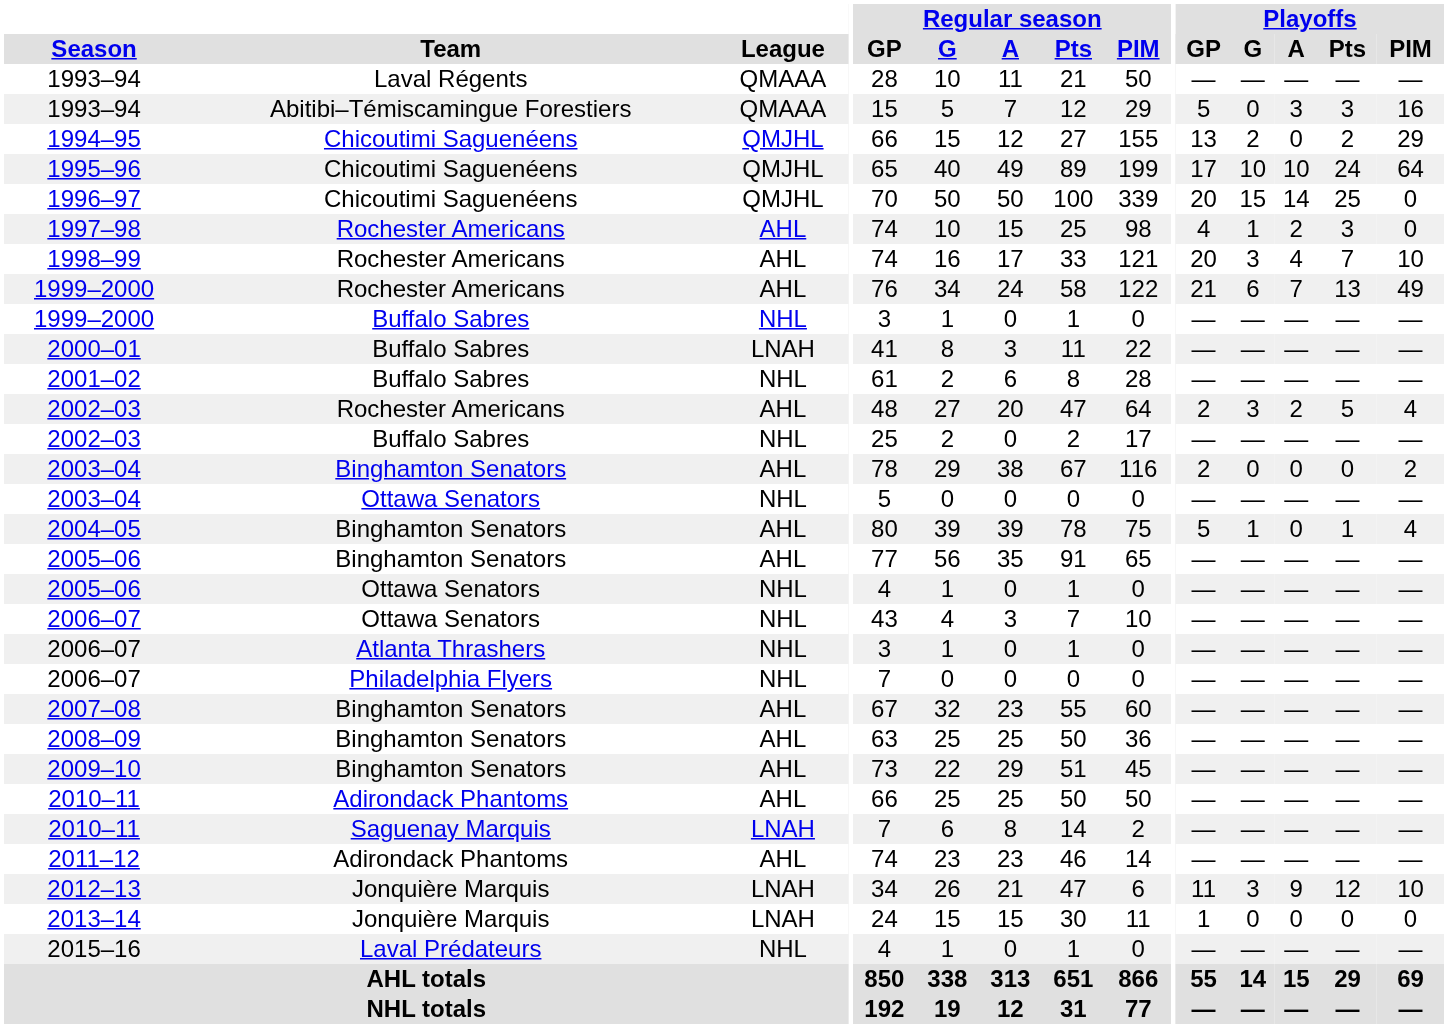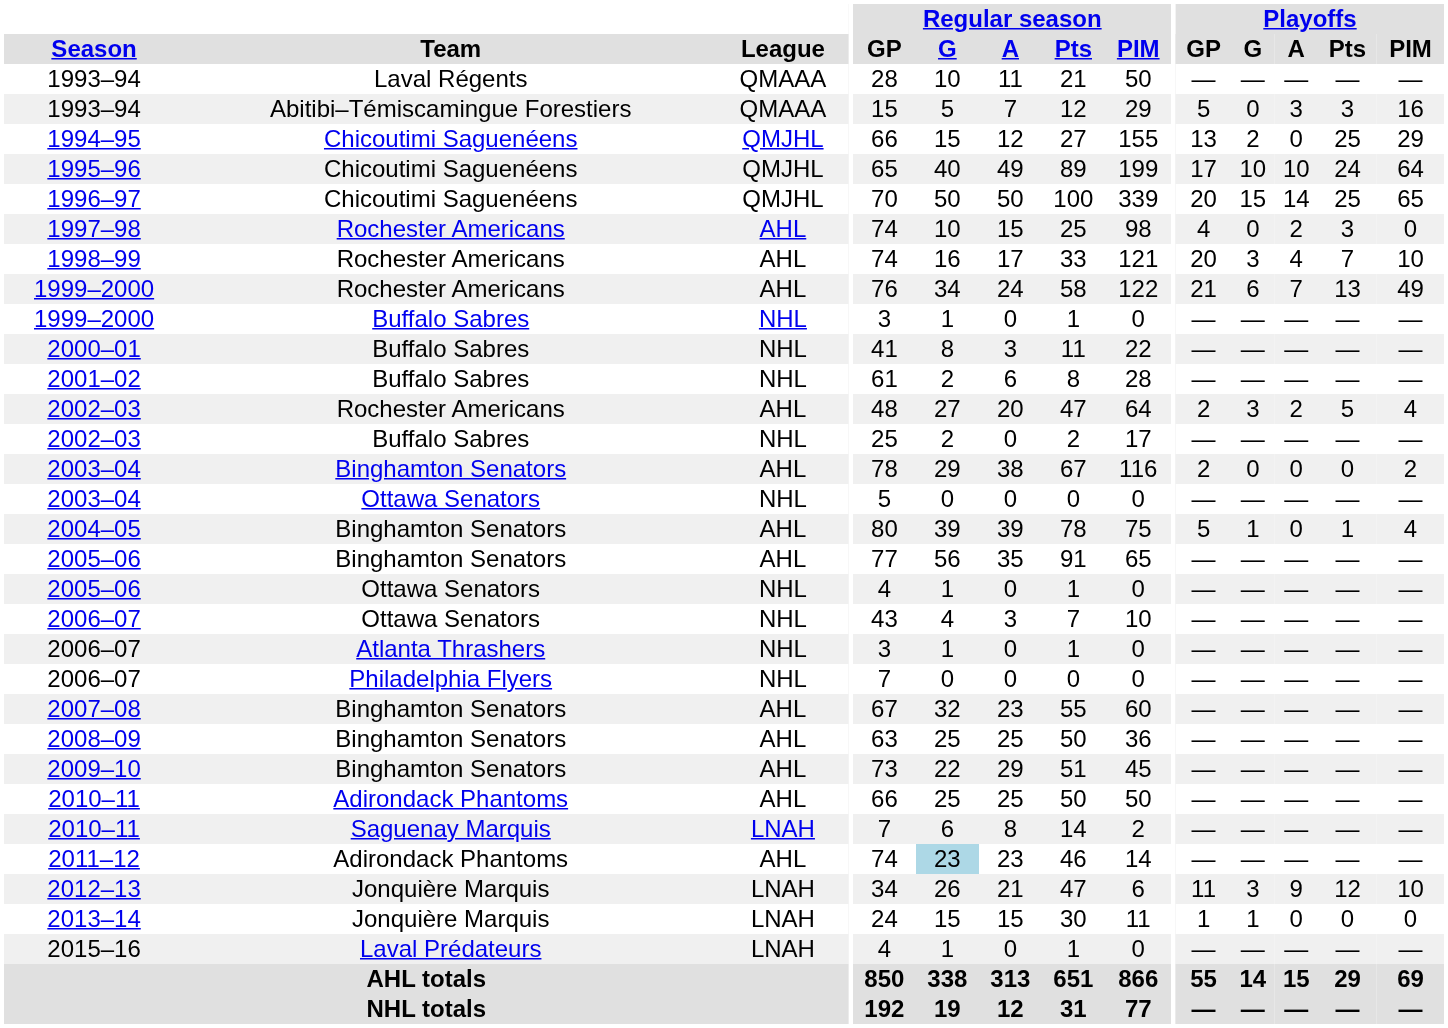(1348, 138) 2 -> (1348, 138) 25
(1411, 198) 0 -> (1411, 198) 65
(1253, 228) 1 -> (1253, 228) 0
(783, 348) LNAH -> (783, 348) NHL
(947, 858) no background -> (947, 858) lightblue background
(1253, 918) 0 -> (1253, 918) 1
(783, 948) NHL -> (783, 948) LNAH
